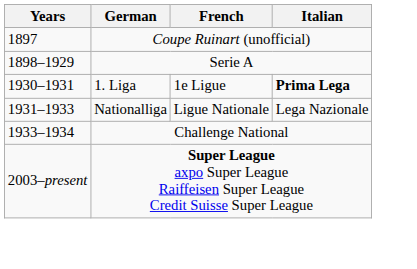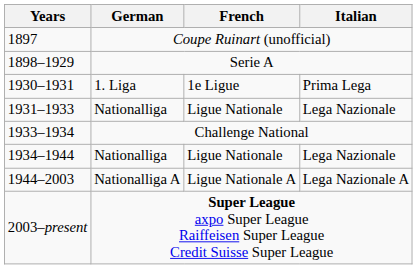(313, 86) bold -> (337, 86) normal
+ row: (41, 156)
+ row: (41, 179)
